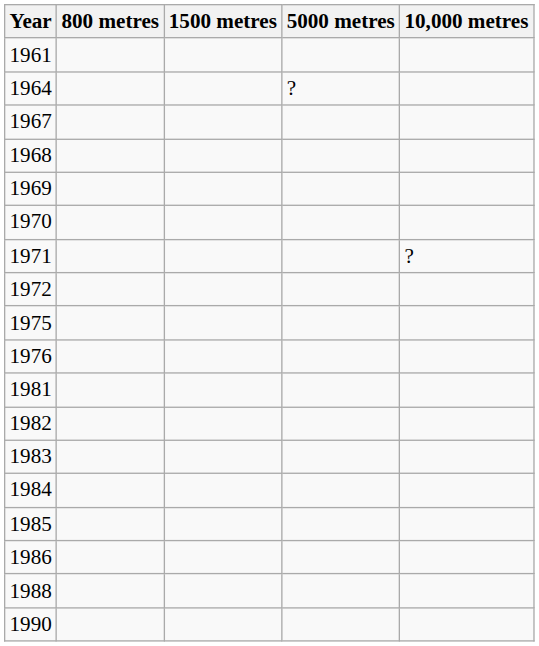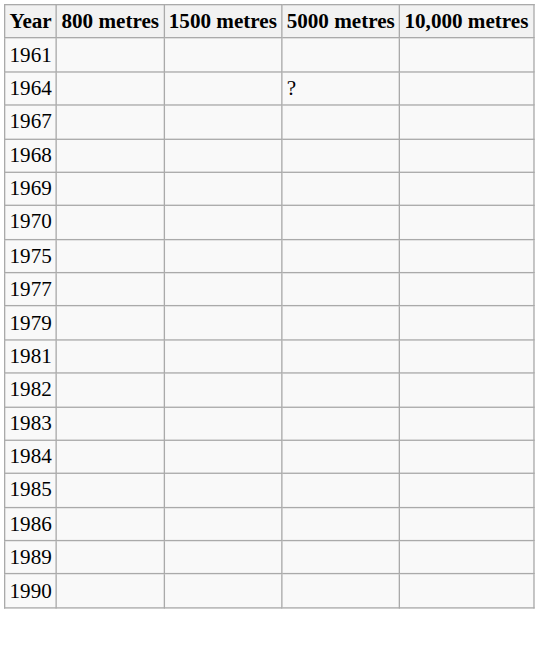- row: (31, 255)
- row: (31, 289)
- row: (31, 356)
+ row: (31, 289)
+ row: (31, 322)
- row: (31, 590)
+ row: (31, 557)
